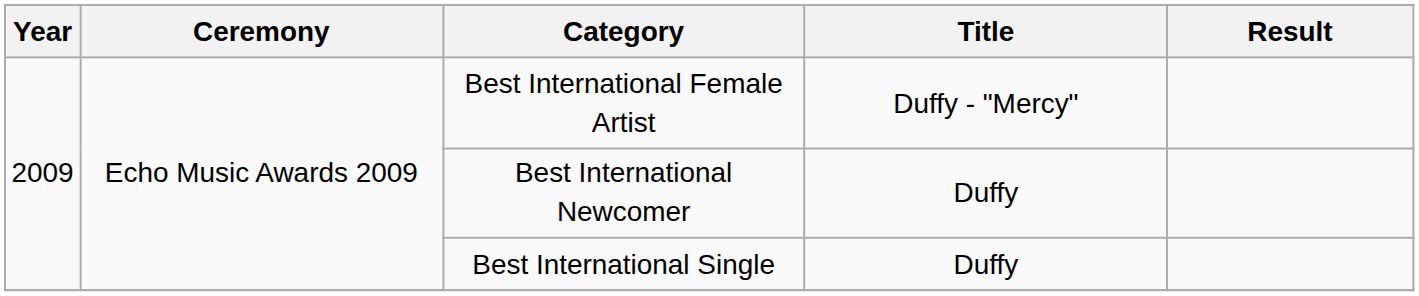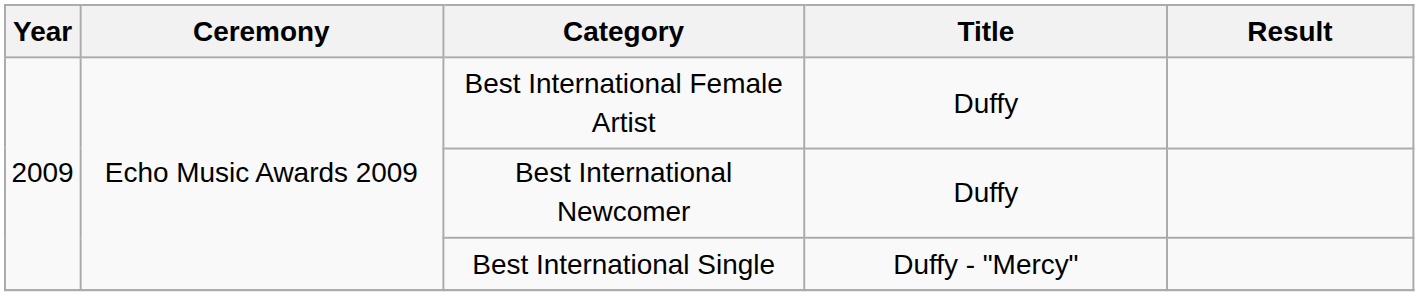(986, 103) Duffy - "Mercy" -> (986, 103) Duffy
(986, 265) Duffy -> (986, 265) Duffy - "Mercy"
